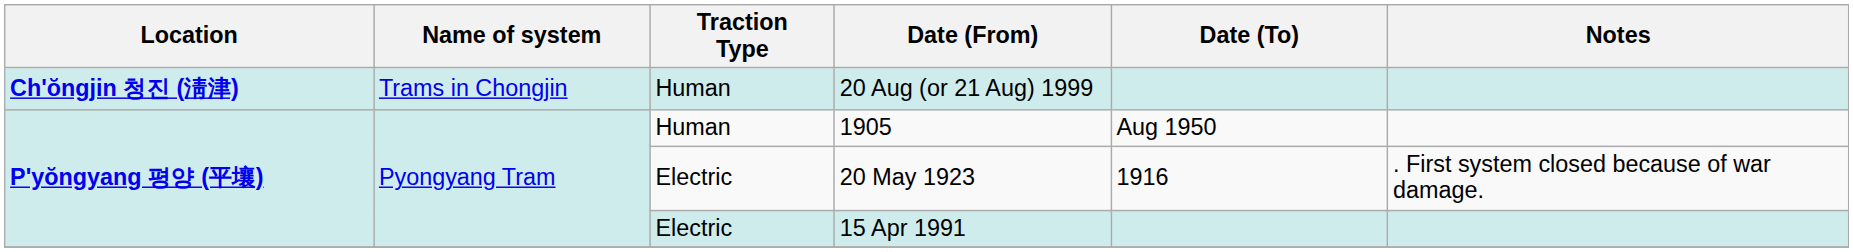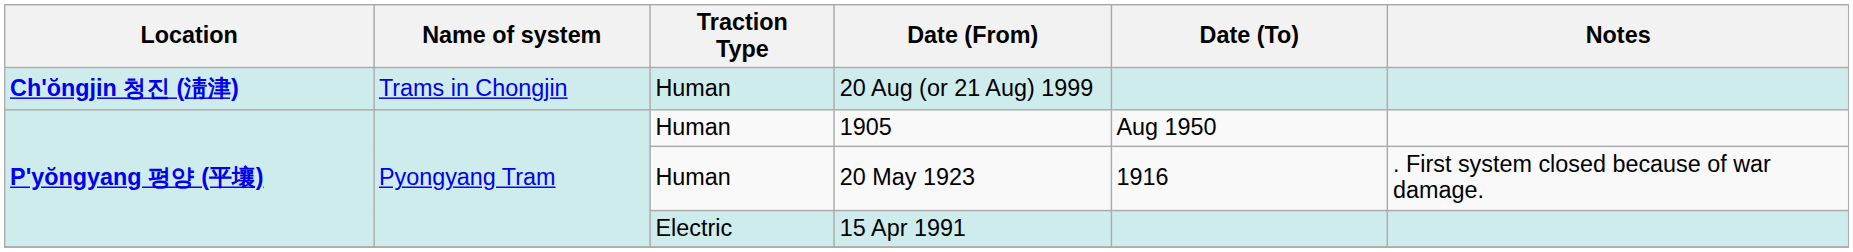(694, 177) Electric -> (693, 177) Human
